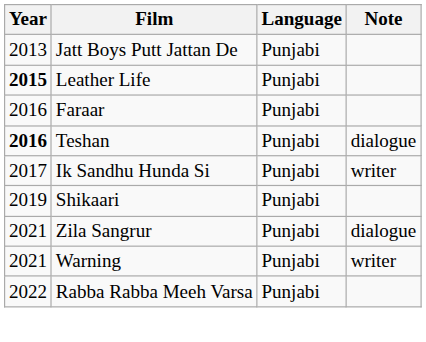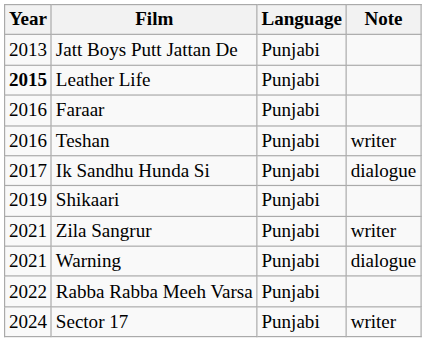(28, 140) bold -> (28, 140) normal
(383, 140) dialogue -> (373, 140) writer
(373, 170) writer -> (383, 170) dialogue
(383, 230) dialogue -> (373, 230) writer
(373, 261) writer -> (383, 261) dialogue
+ row: (92, 321)
